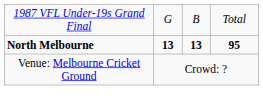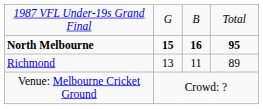(168, 44) 13 -> (168, 44) 15
(196, 44) 13 -> (196, 44) 16
+ row: (31, 63)
